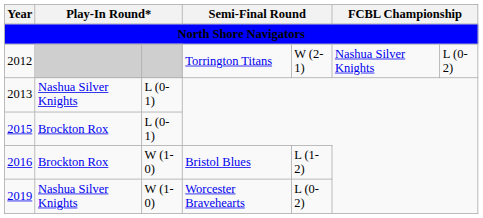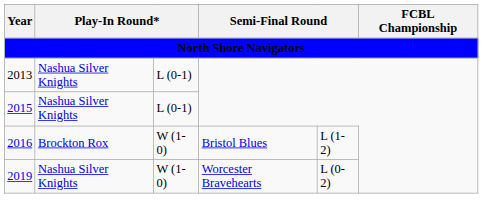- row: (20, 61)
(73, 128) Brockton Rox -> (73, 108) Nashua Silver Knights
